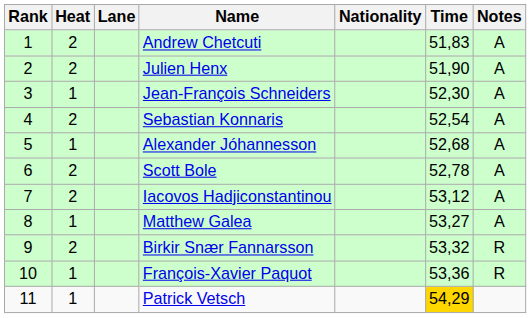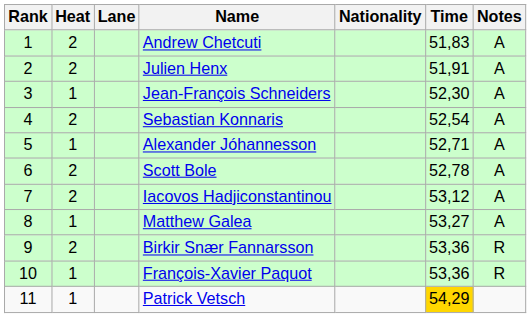(449, 68) 51,90 -> (449, 68) 51,91
(449, 145) 52,68 -> (449, 145) 52,71
(449, 247) 53,32 -> (449, 247) 53,36
